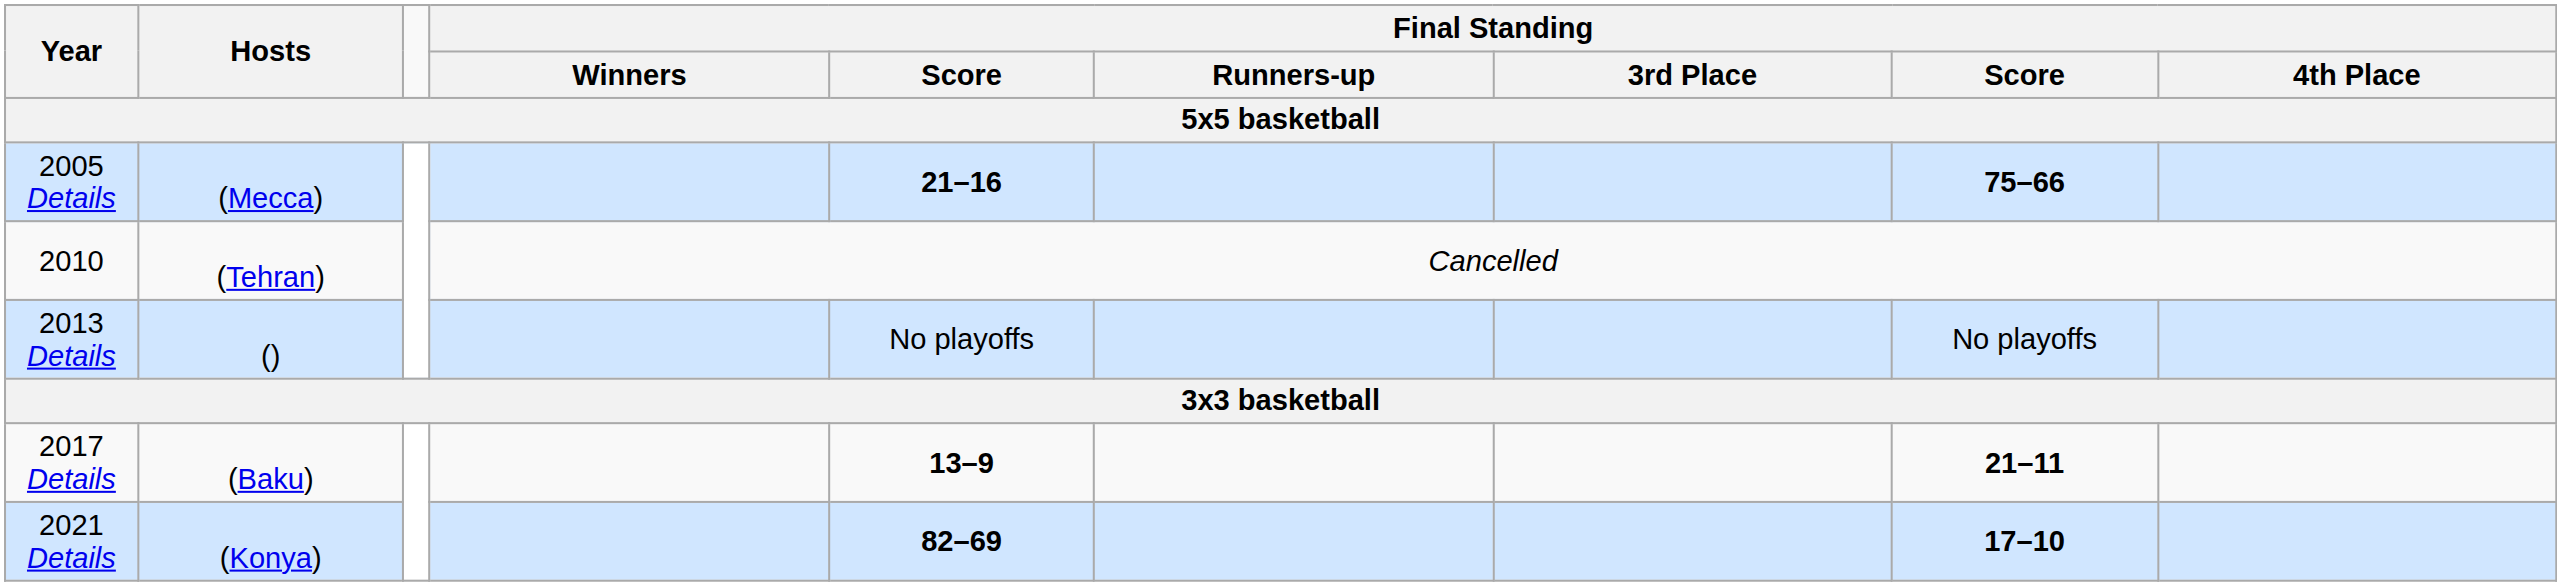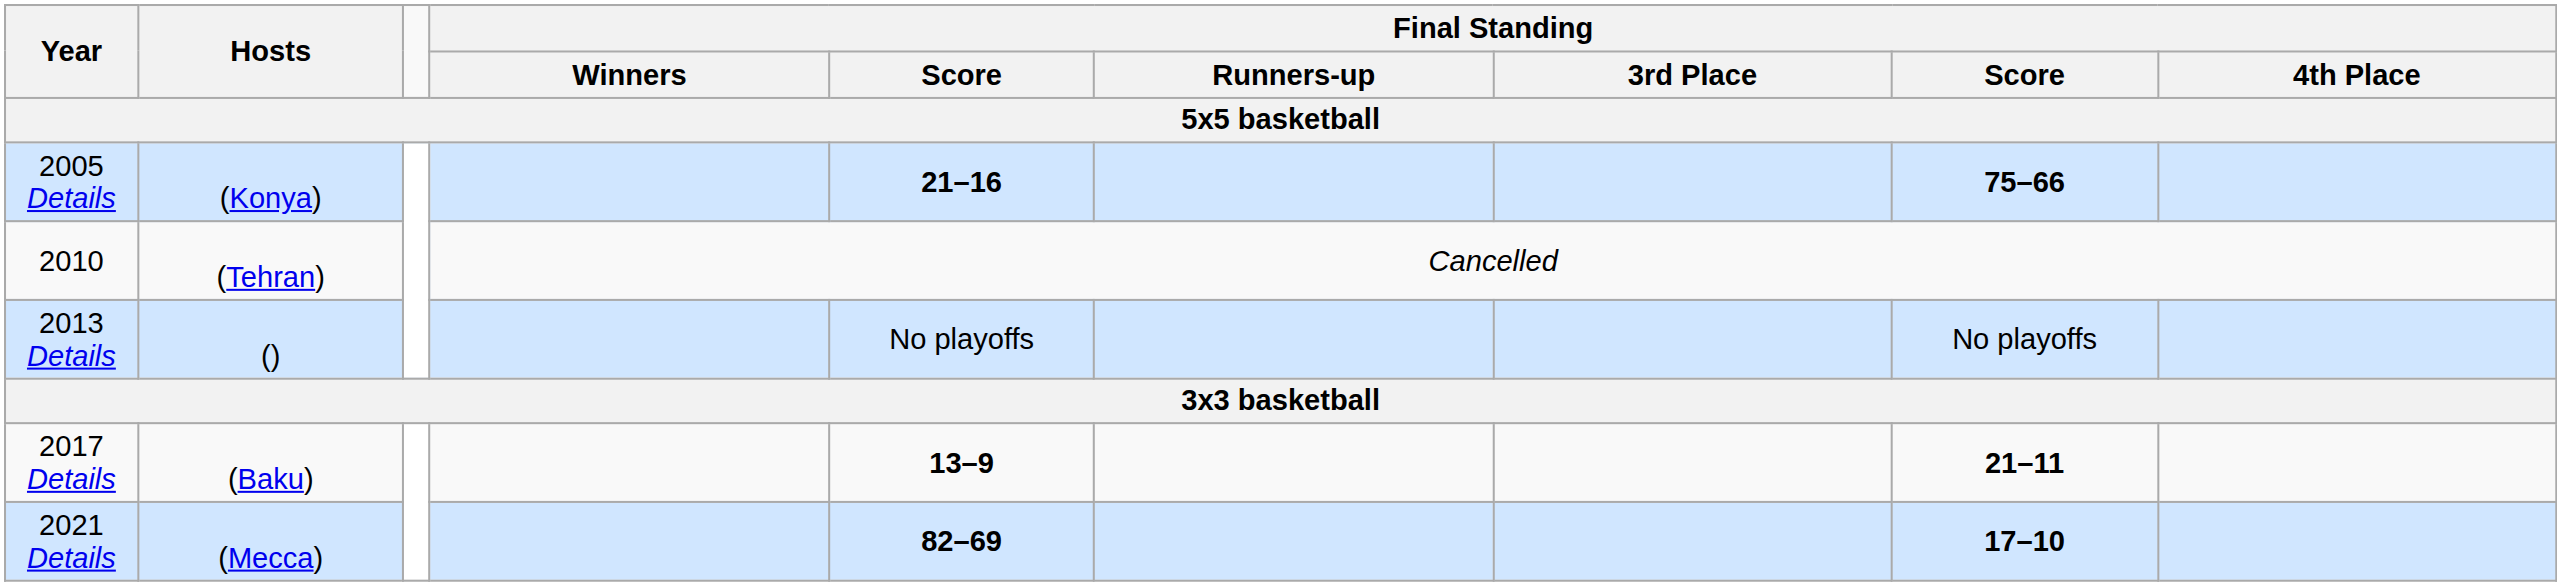(271, 199) (Mecca) -> (271, 199) (Konya)
(271, 558) (Konya) -> (271, 558) (Mecca)
